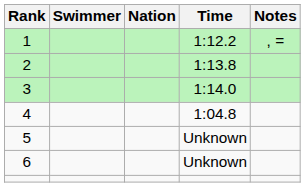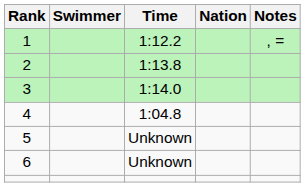columns swapped: (152, 16) <-> (215, 16)
